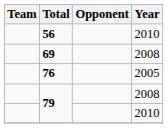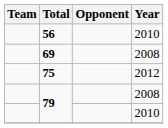+ row: (49, 73)
- row: (49, 73)
